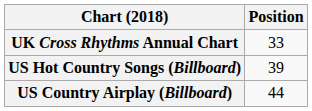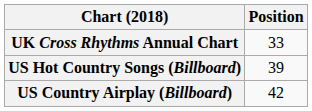(276, 93) 44 -> (276, 93) 42
